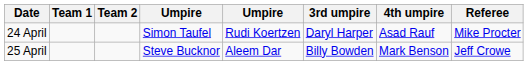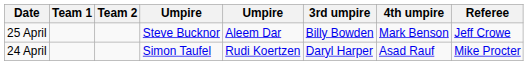rows swapped: (27, 32) <-> (27, 51)
